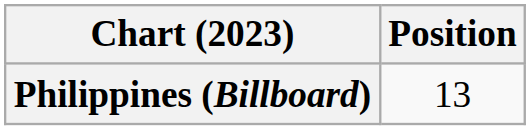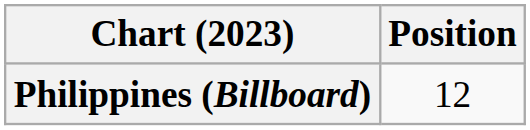(453, 93) 13 -> (453, 93) 12
